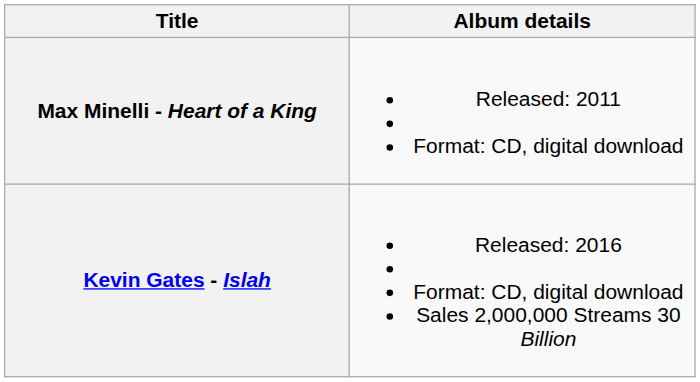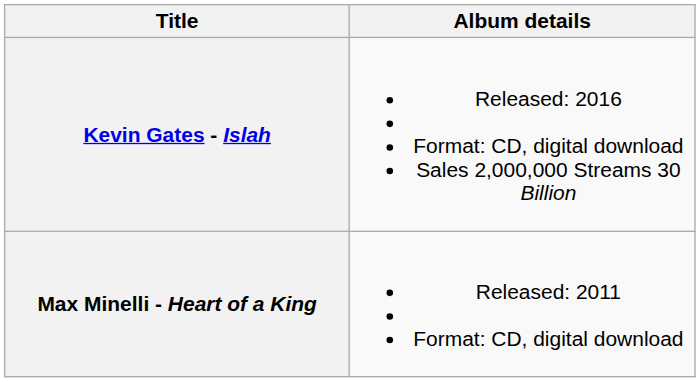rows swapped: (177, 110) <-> (177, 280)
